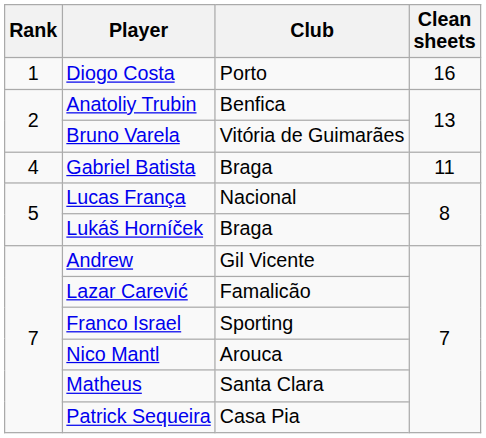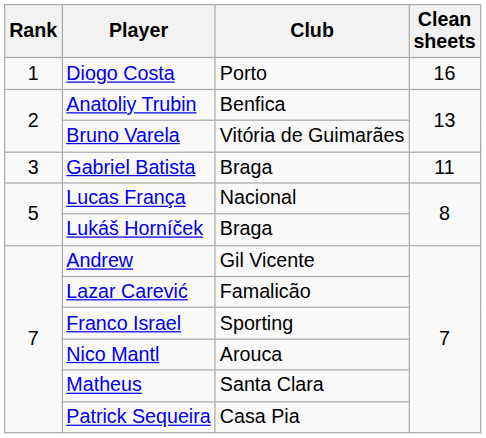(33, 167) 4 -> (33, 167) 3
